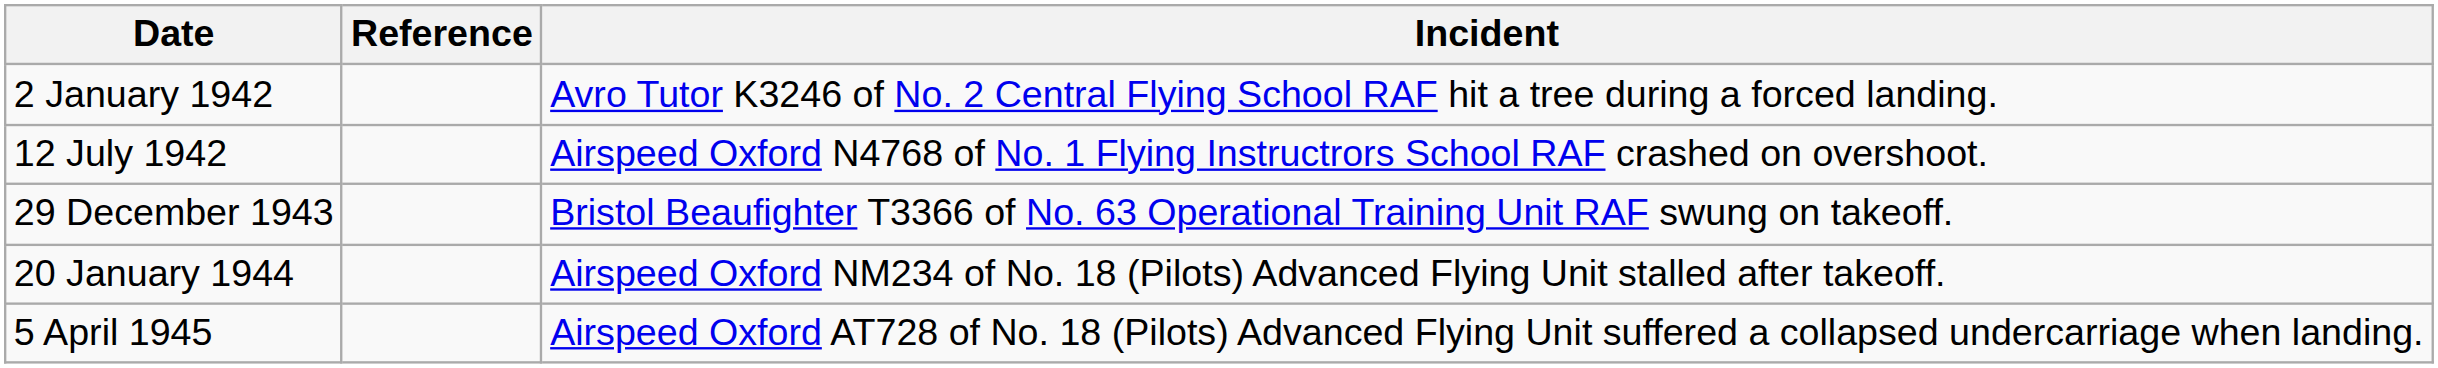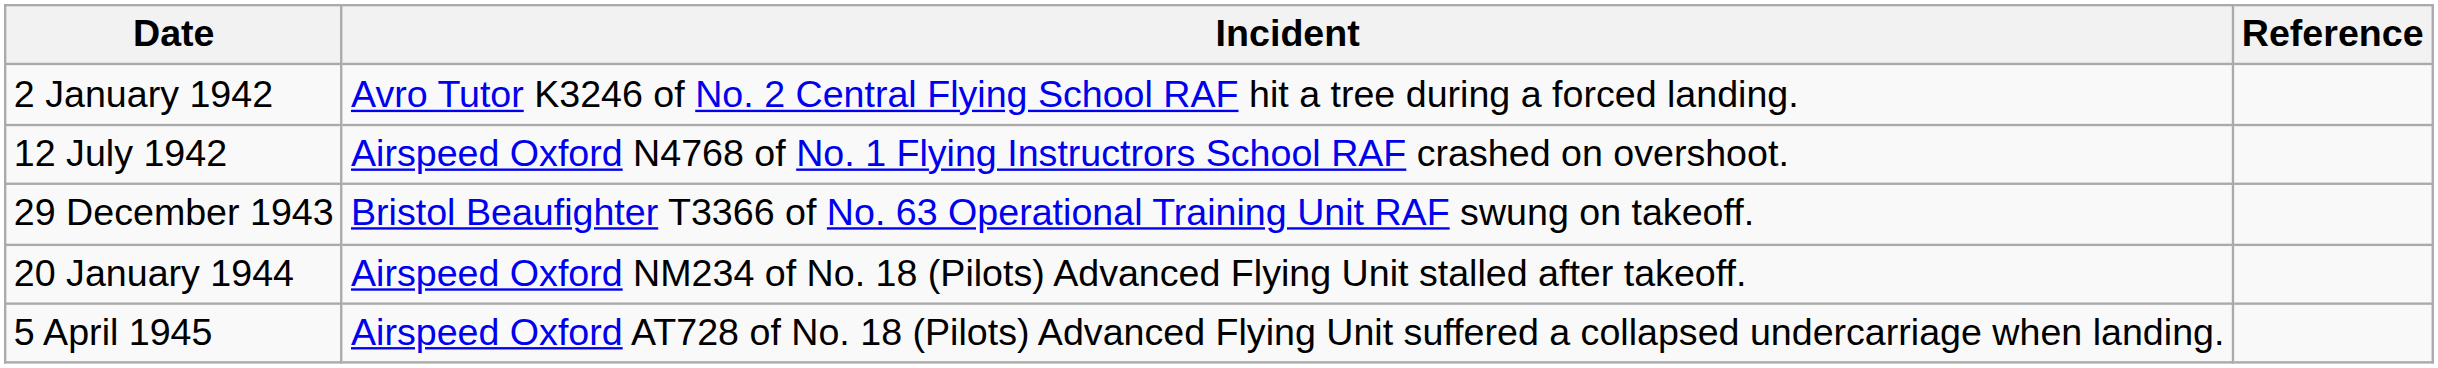columns swapped: (1487, 34) <-> (442, 34)
